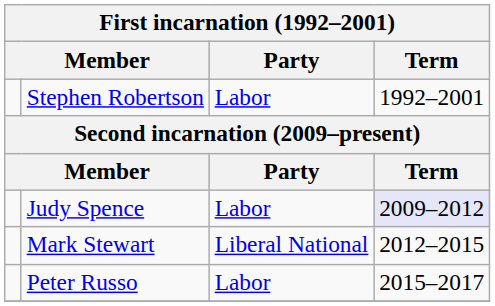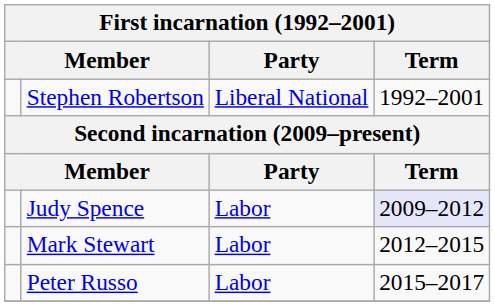(243, 97) Labor -> (291, 97) Liberal National
(291, 245) Liberal National -> (243, 245) Labor
